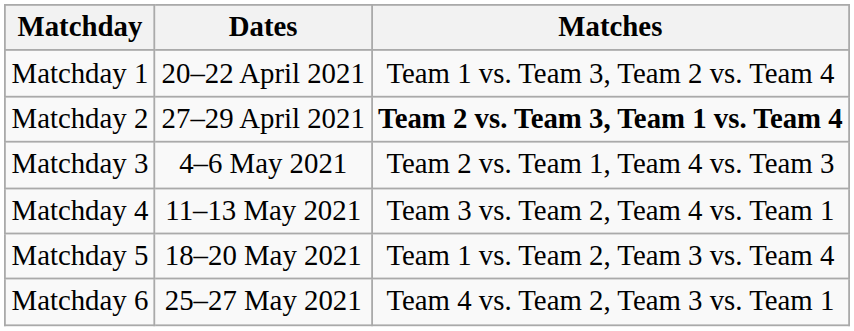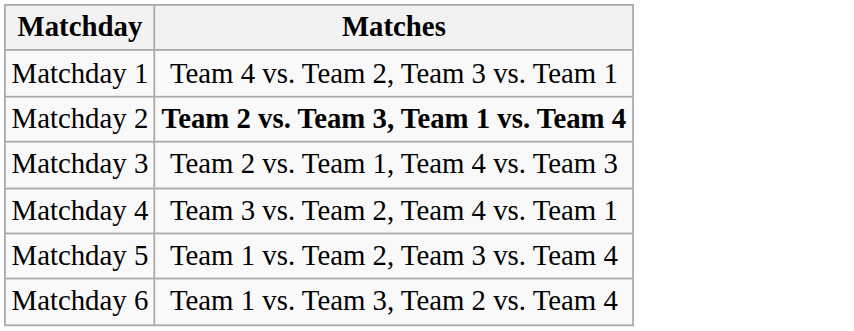- column: (263, 27)
(610, 73) Team 1 vs. Team 3, Team 2 vs. Team 4 -> (394, 73) Team 4 vs. Team 2, Team 3 vs. Team 1
(610, 301) Team 4 vs. Team 2, Team 3 vs. Team 1 -> (394, 301) Team 1 vs. Team 3, Team 2 vs. Team 4
